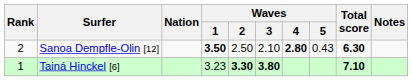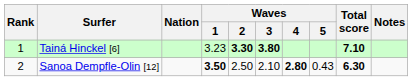rows swapped: (80, 66) <-> (99, 48)
